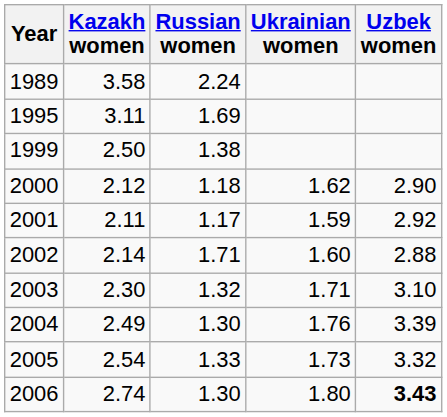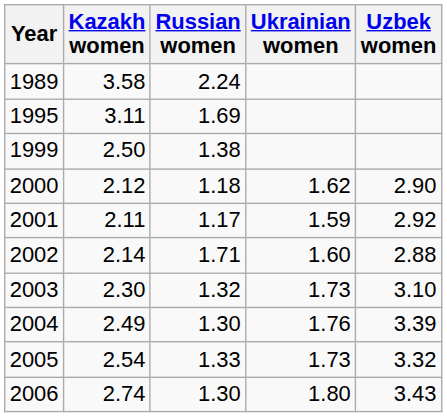(329, 289) 1.71 -> (329, 289) 1.73
(415, 394) bold -> (415, 394) normal
